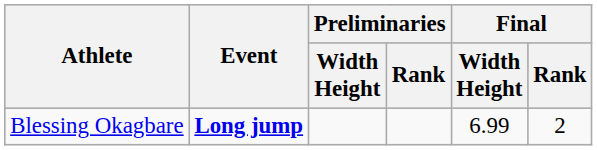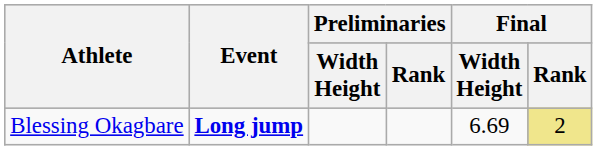(489, 126) 6.99 -> (489, 126) 6.69
(560, 126) no background -> (560, 126) khaki background
